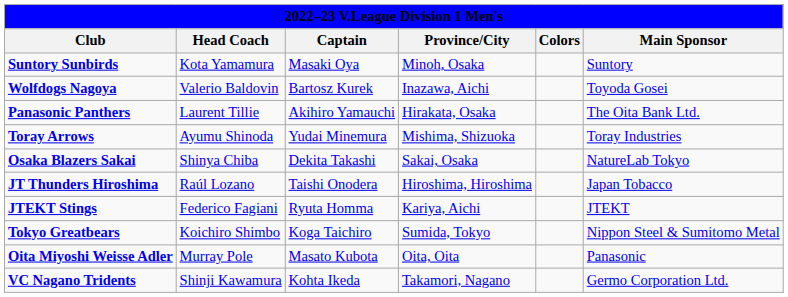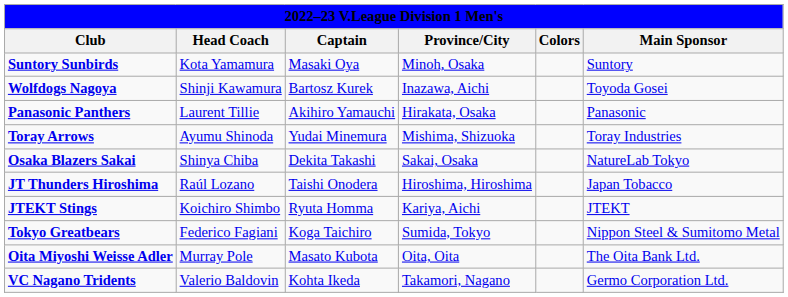(229, 88) Valerio Baldovin -> (231, 88) Shinji Kawamura
(643, 112) The Oita Bank Ltd. -> (616, 112) Panasonic
(229, 208) Federico Fagiani -> (230, 208) Koichiro Shimbo
(230, 232) Koichiro Shimbo -> (229, 232) Federico Fagiani
(616, 256) Panasonic -> (643, 256) The Oita Bank Ltd.
(231, 280) Shinji Kawamura -> (229, 280) Valerio Baldovin
